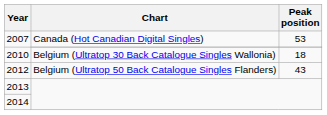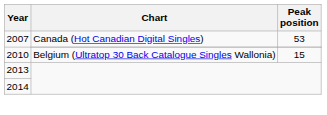(300, 54) 18 -> (299, 54) 15
- row: (18, 70)
